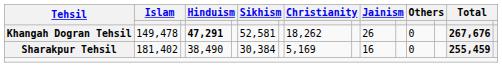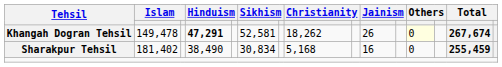(411, 33) no background -> (411, 33) lightyellow background
(470, 33) 267,676 -> (470, 33) 267,674
(258, 49) 30,384 -> (258, 49) 30,834
(301, 49) 5,169 -> (301, 49) 5,168
